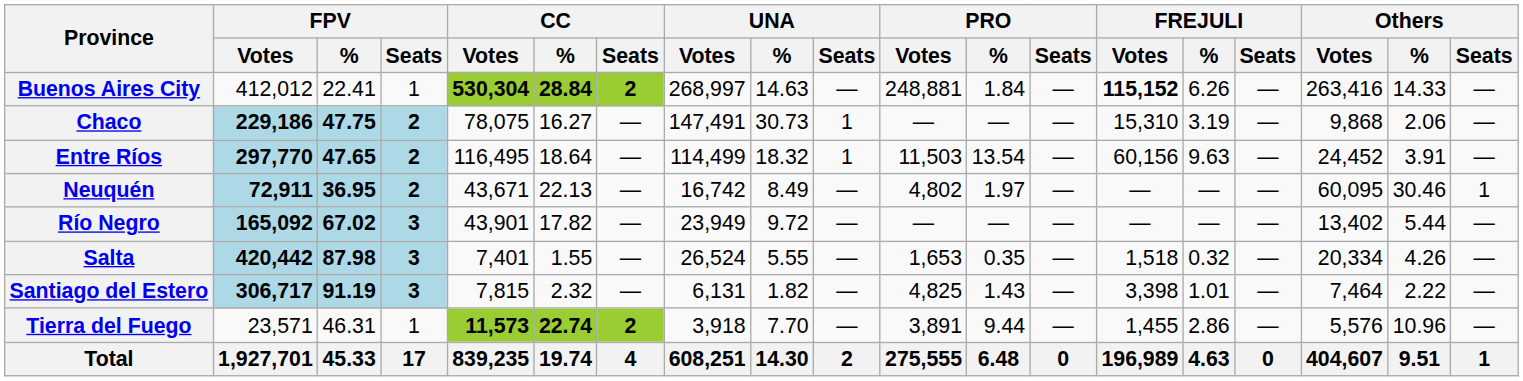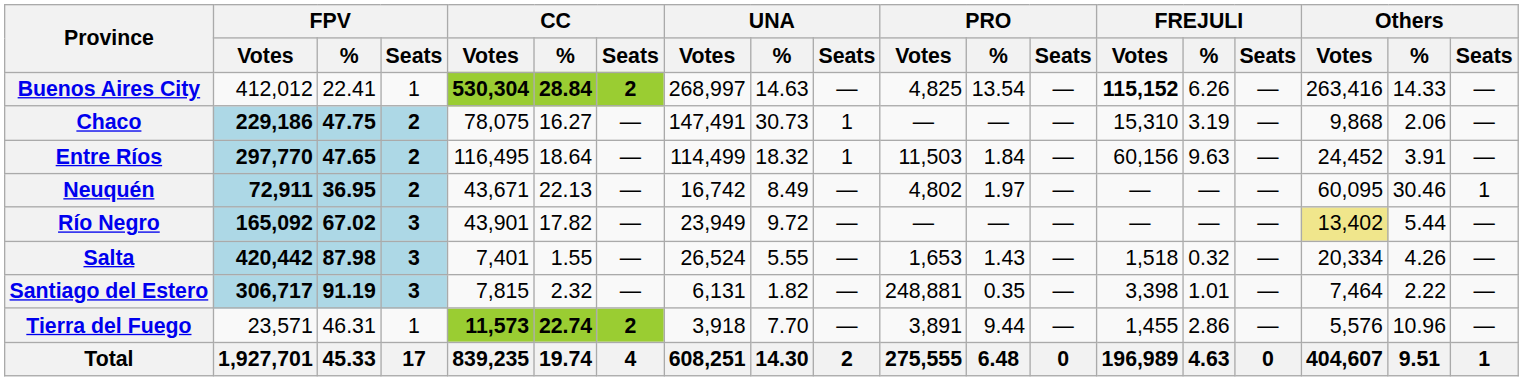(924, 88) 248,881 -> (935, 88) 4,825
(1004, 88) 1.84 -> (998, 88) 13.54
(998, 156) 13.54 -> (1004, 156) 1.84
(1350, 223) no background -> (1350, 223) khaki background
(1004, 257) 0.35 -> (1004, 257) 1.43
(935, 291) 4,825 -> (924, 291) 248,881
(1004, 291) 1.43 -> (1004, 291) 0.35
